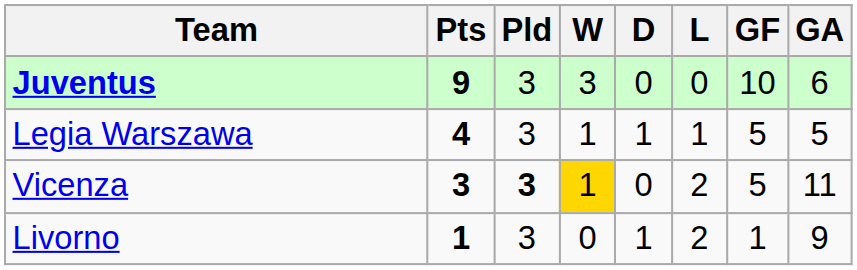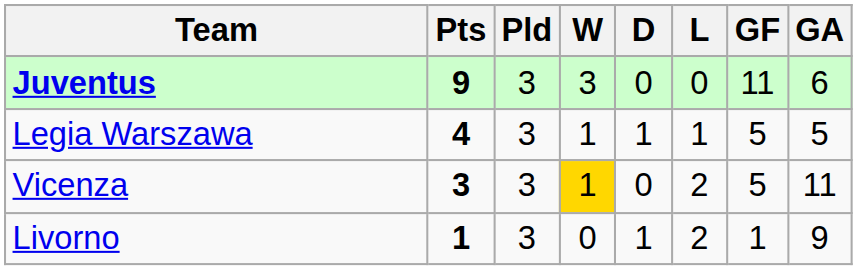(757, 82) 10 -> (757, 82) 11
(527, 185) bold -> (527, 185) normal
